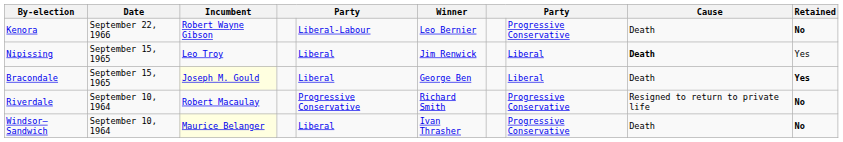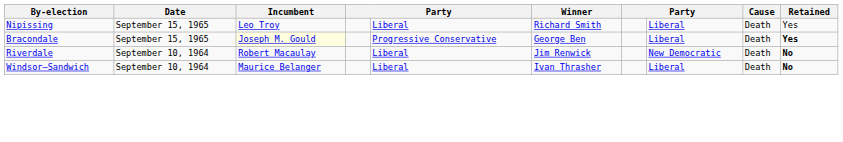- row: (22, 30)
(448, 54) Jim Renwick -> (567, 25) Richard Smith
(642, 54) bold -> (758, 25) normal
(316, 78) Liberal -> (434, 39) Progressive Conservative
(329, 102) Progressive Conservative -> (390, 53) Liberal
(438, 102) Richard Smith -> (562, 53) Jim Renwick
(539, 102) Progressive Conservative -> (685, 53) New Democratic
(704, 102) Resigned to return to private life -> (758, 53) Death
(223, 126) lightyellow background -> (280, 67) no background
(539, 126) Progressive Conservative -> (667, 67) Liberal
